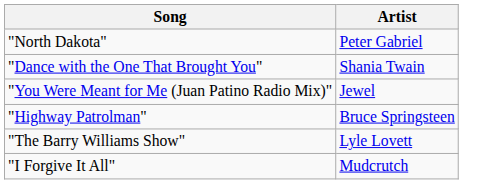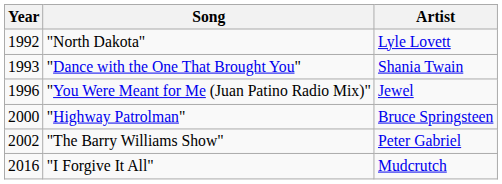+ column: (24, 16)
(381, 41) Peter Gabriel -> (414, 41) Lyle Lovett
(376, 141) Lyle Lovett -> (420, 141) Peter Gabriel
